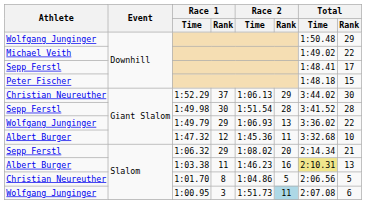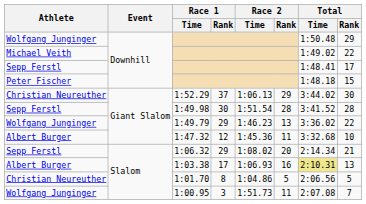(255, 123) 1:06.93 -> (255, 123) 1:46.23
(223, 165) 11 -> (223, 165) 17
(255, 165) 1:46.23 -> (255, 165) 1:06.93
(286, 192) lightblue background -> (286, 192) no background
(349, 192) 6 -> (349, 192) 7
